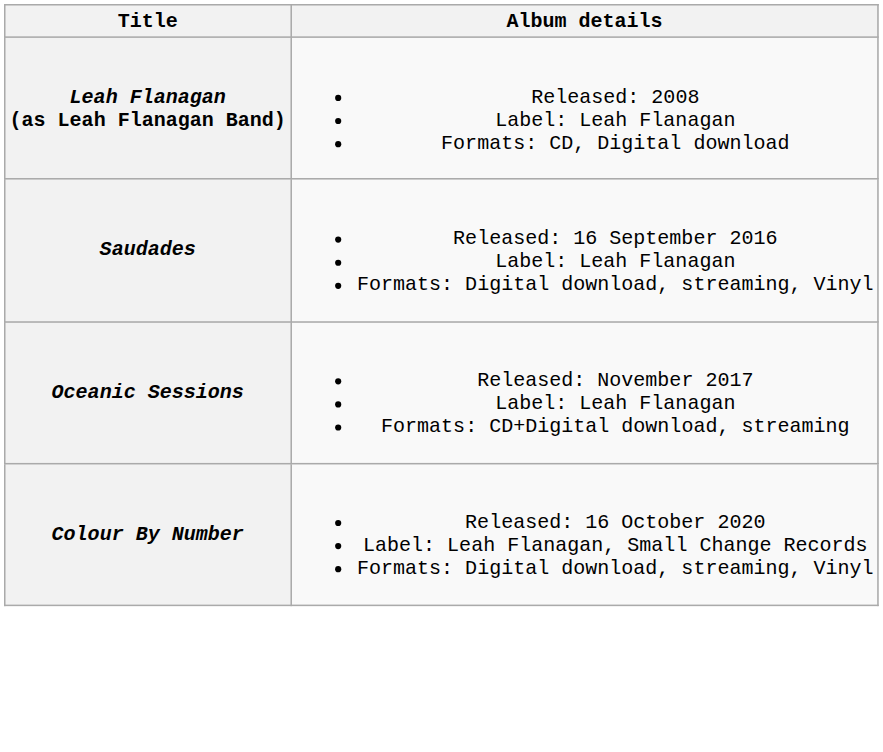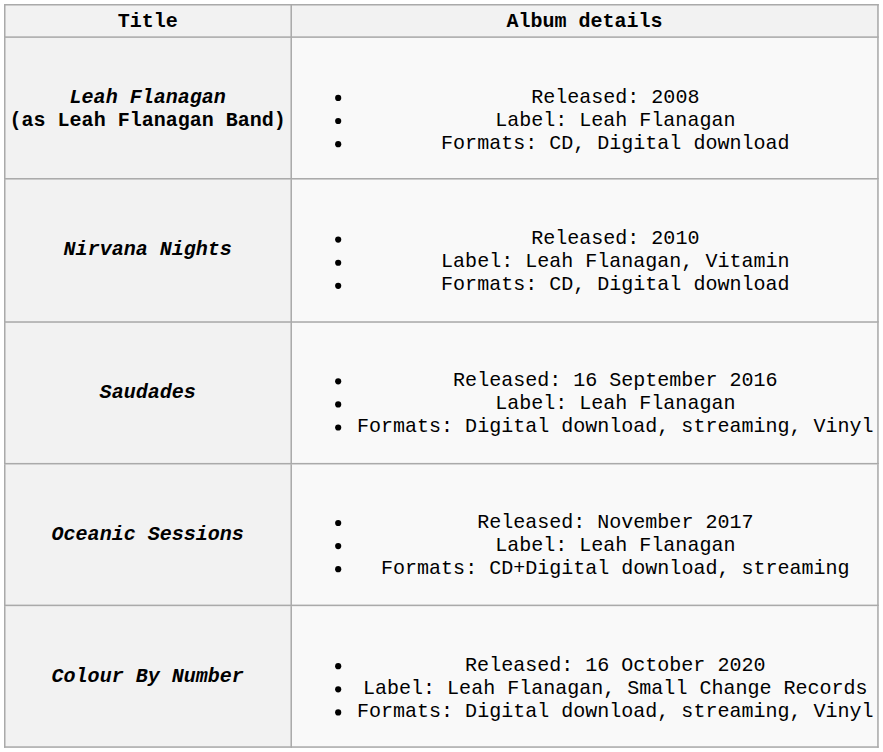+ row: (148, 250)
